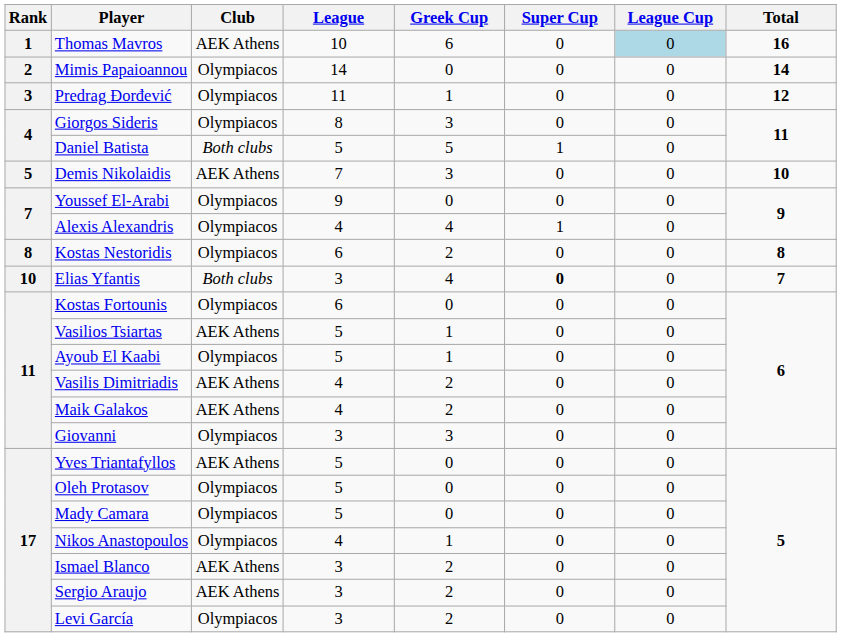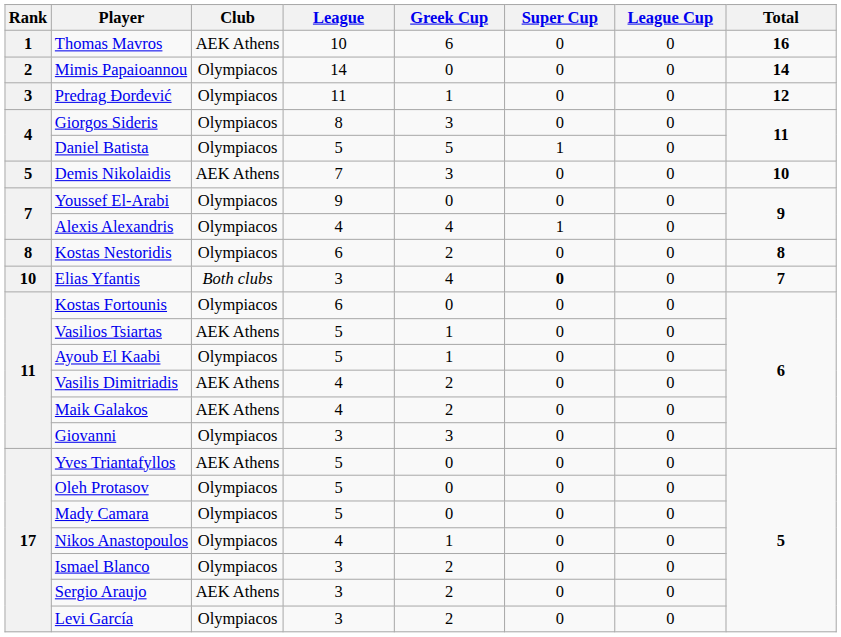(670, 43) lightblue background -> (670, 43) no background
(238, 148) Both clubs -> (238, 148) Olympiacos
(238, 566) AEK Athens -> (238, 566) Olympiacos
